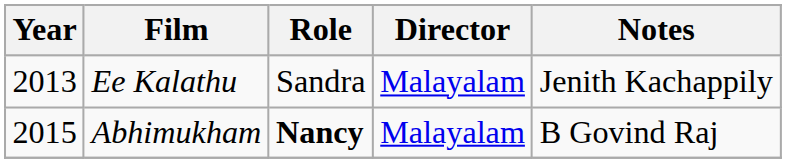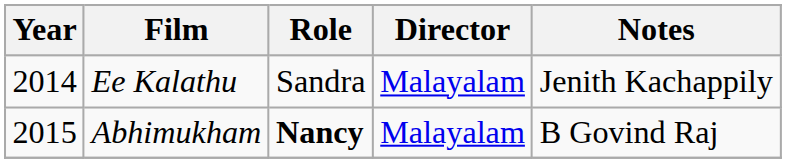(45, 81) 2013 -> (45, 81) 2014
